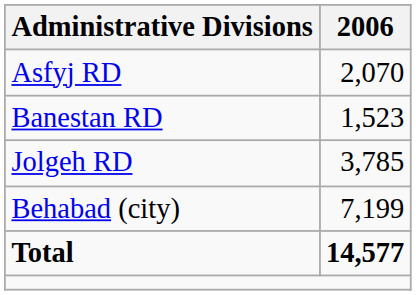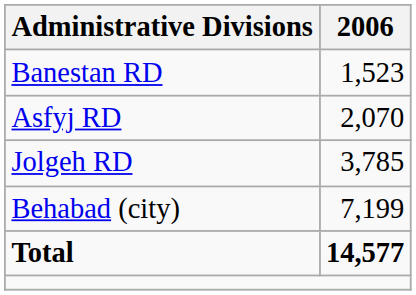rows swapped: (66, 72) <-> (87, 117)
